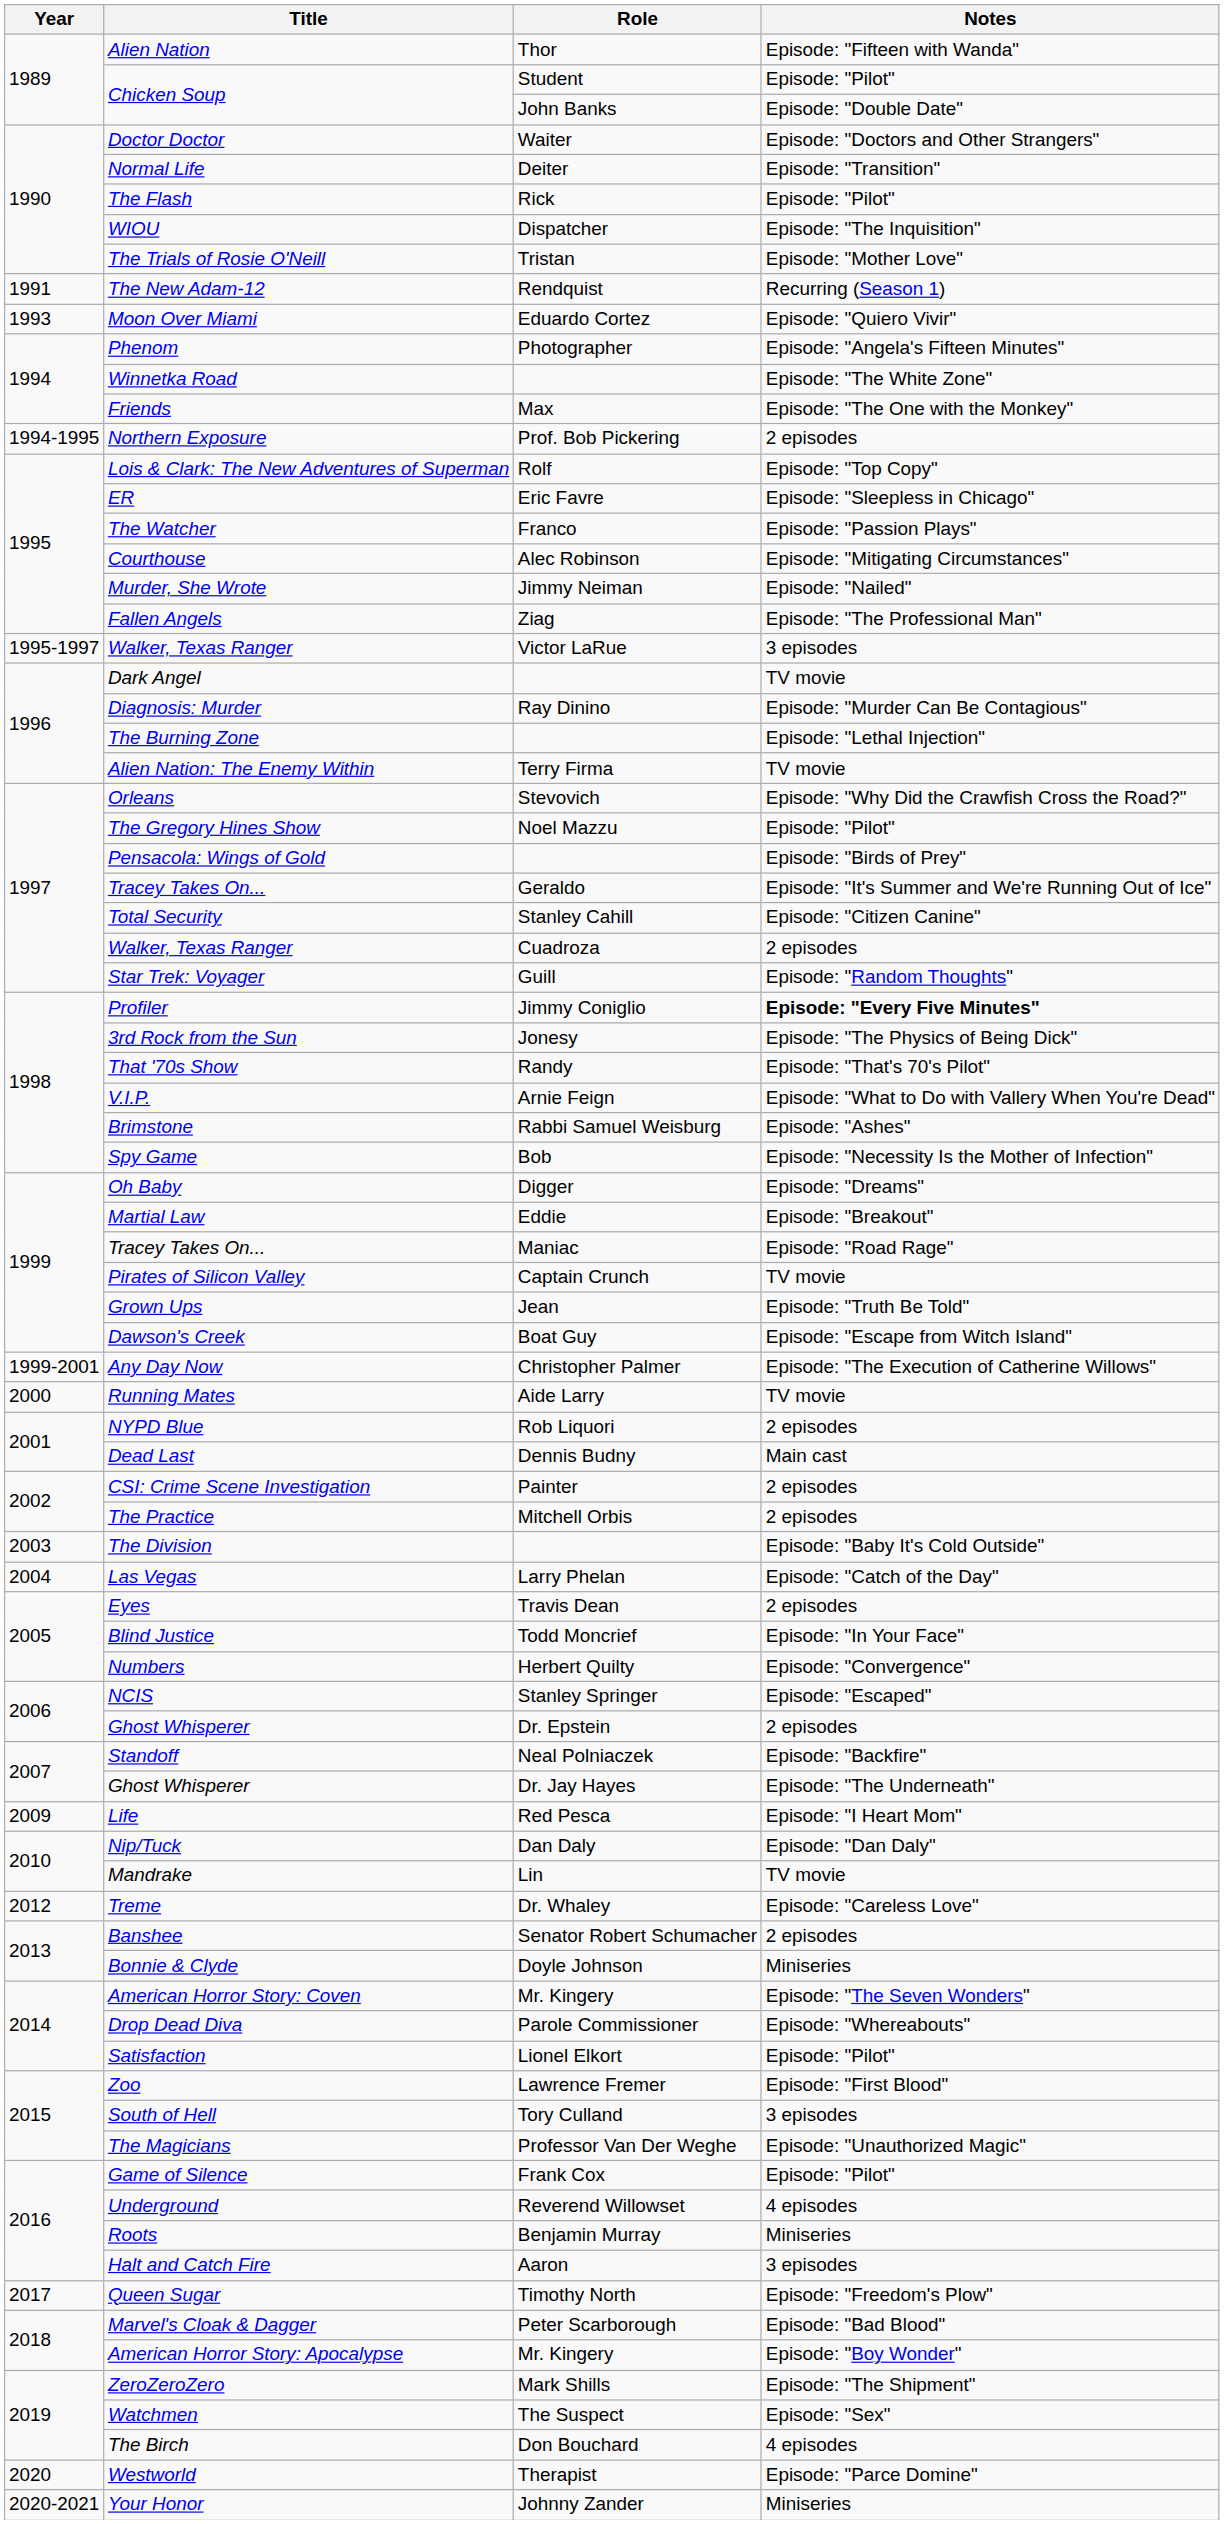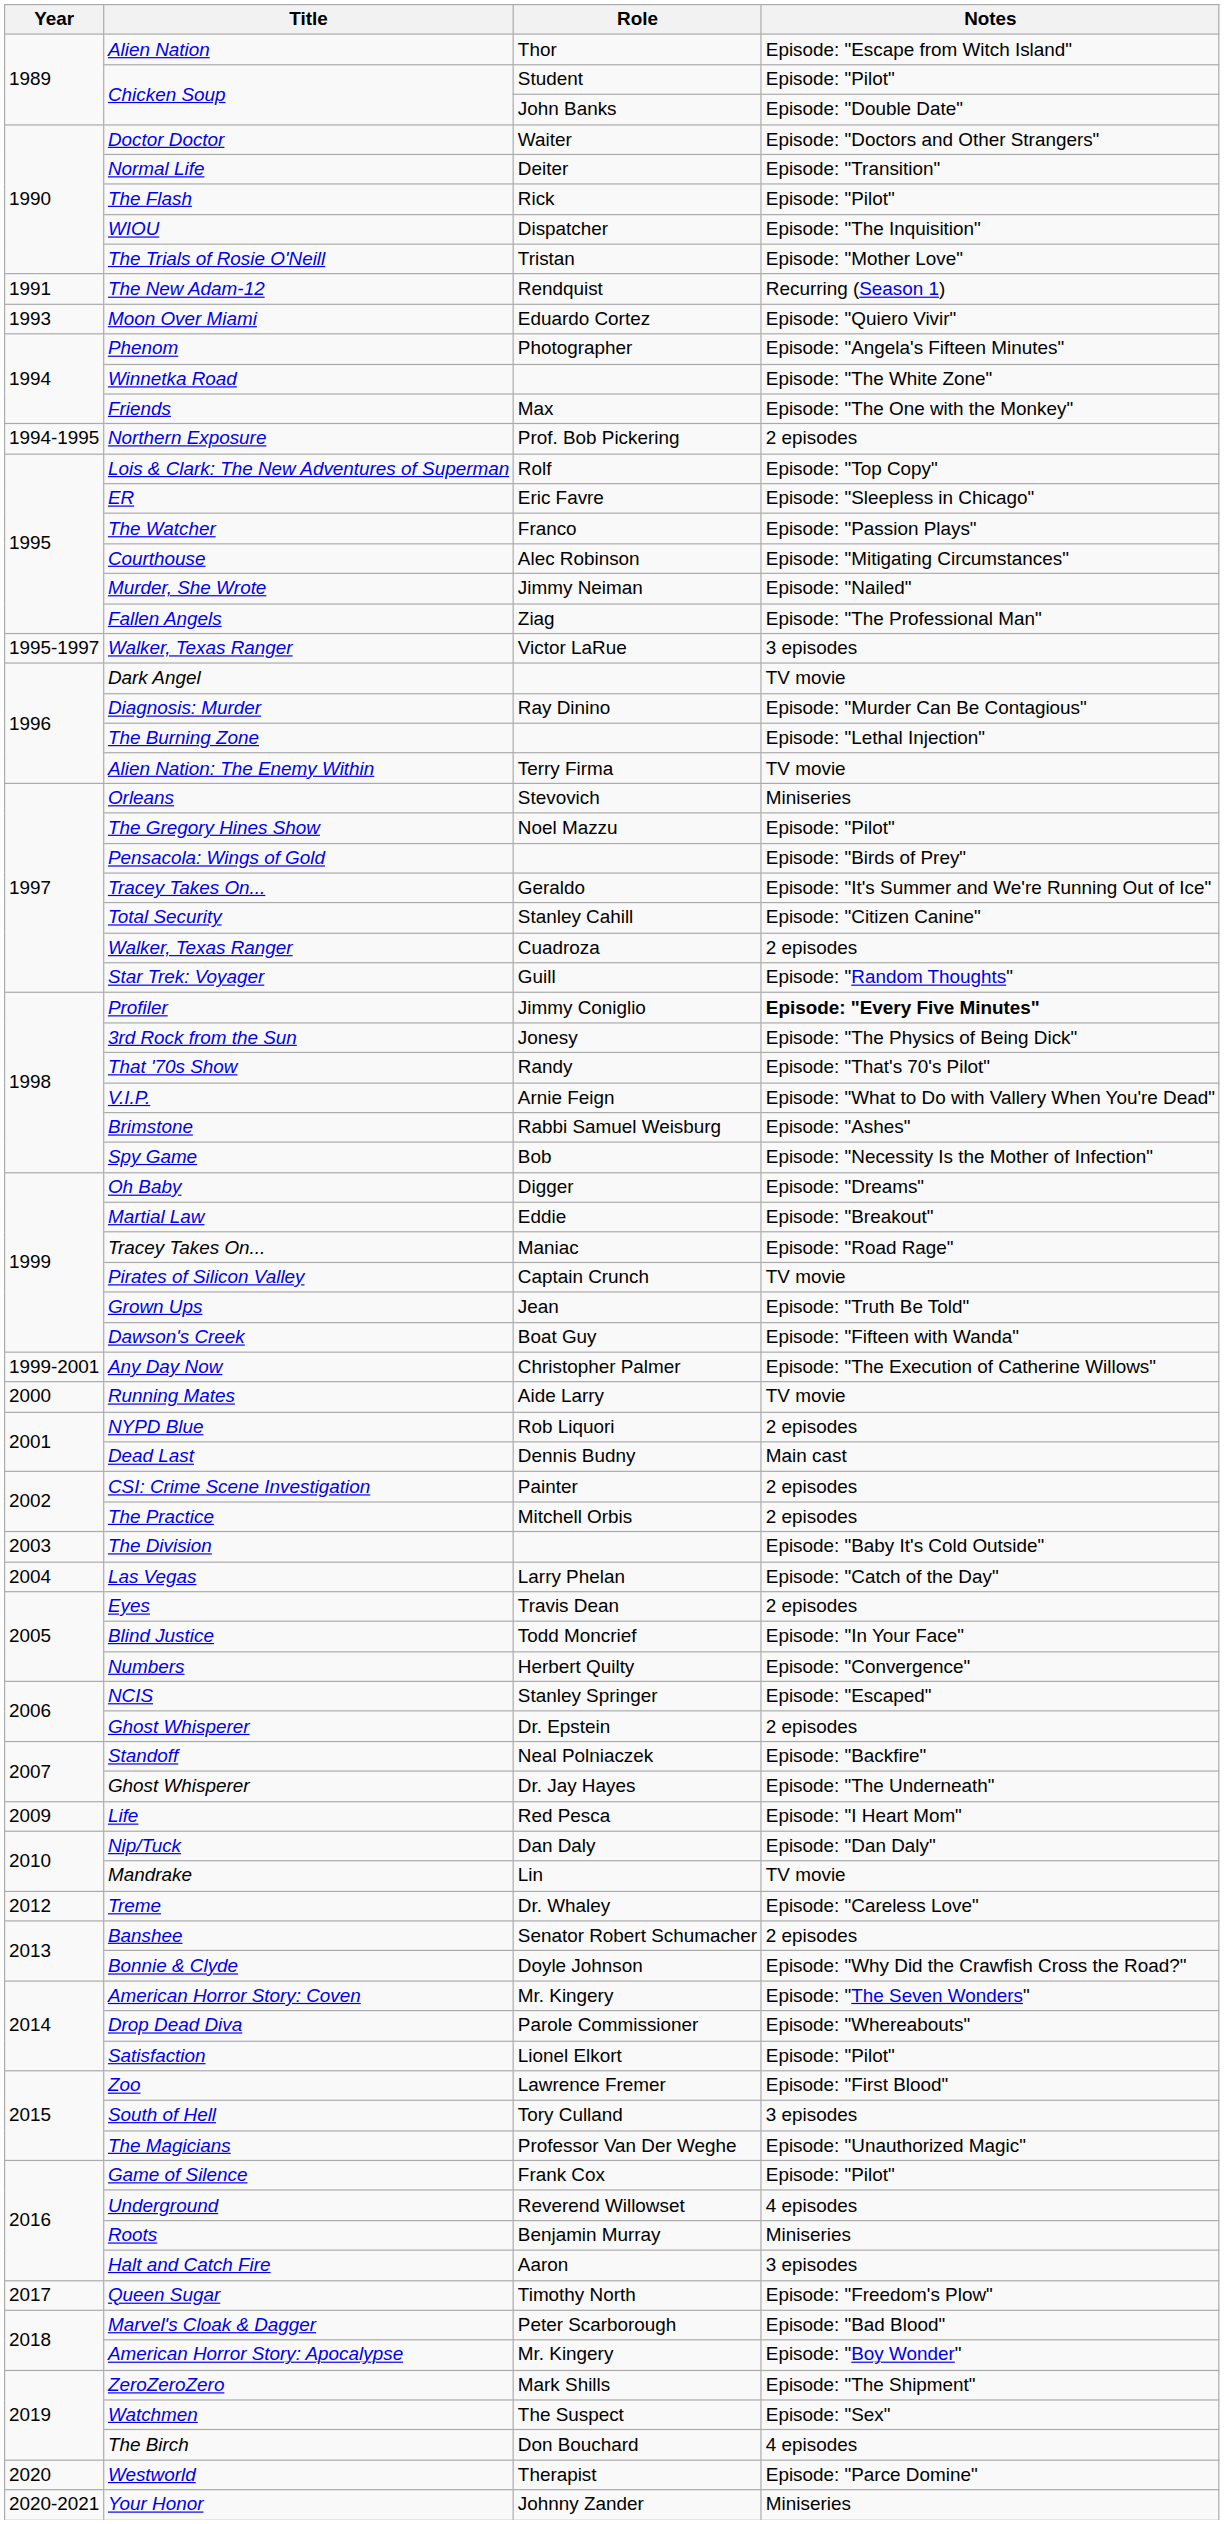(892, 49) Episode: "Fifteen with Wanda" -> (919, 49) Episode: "Escape from Witch Island"
(976, 797) Episode: "Why Did the Crawfish Cross the Road?" -> (808, 797) Miniseries
(919, 1336) Episode: "Escape from Witch Island" -> (892, 1336) Episode: "Fifteen with Wanda"
(808, 1965) Miniseries -> (976, 1965) Episode: "Why Did the Crawfish Cross the Road?"
